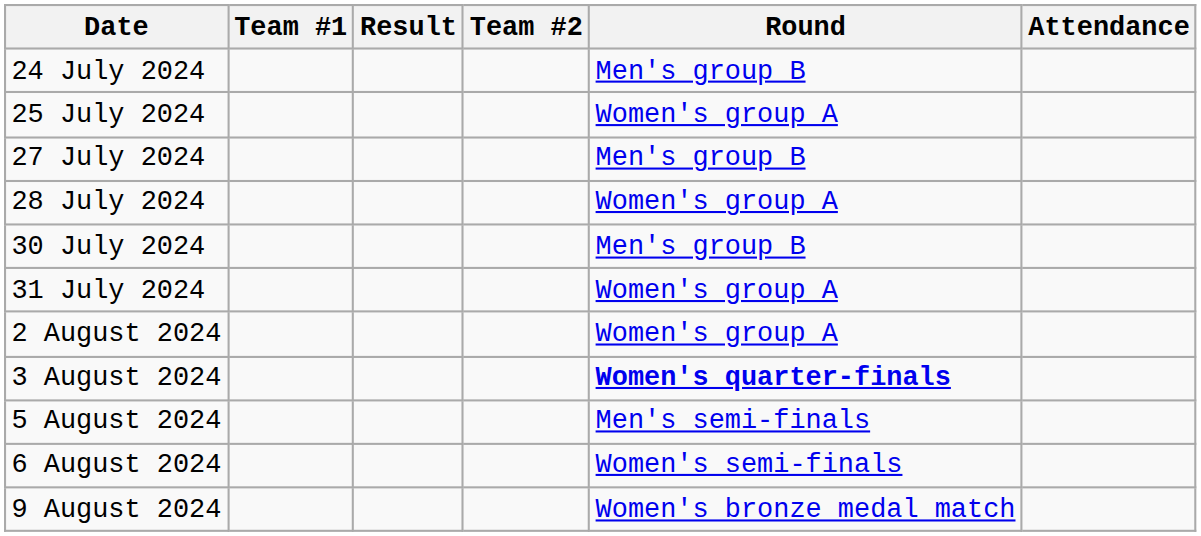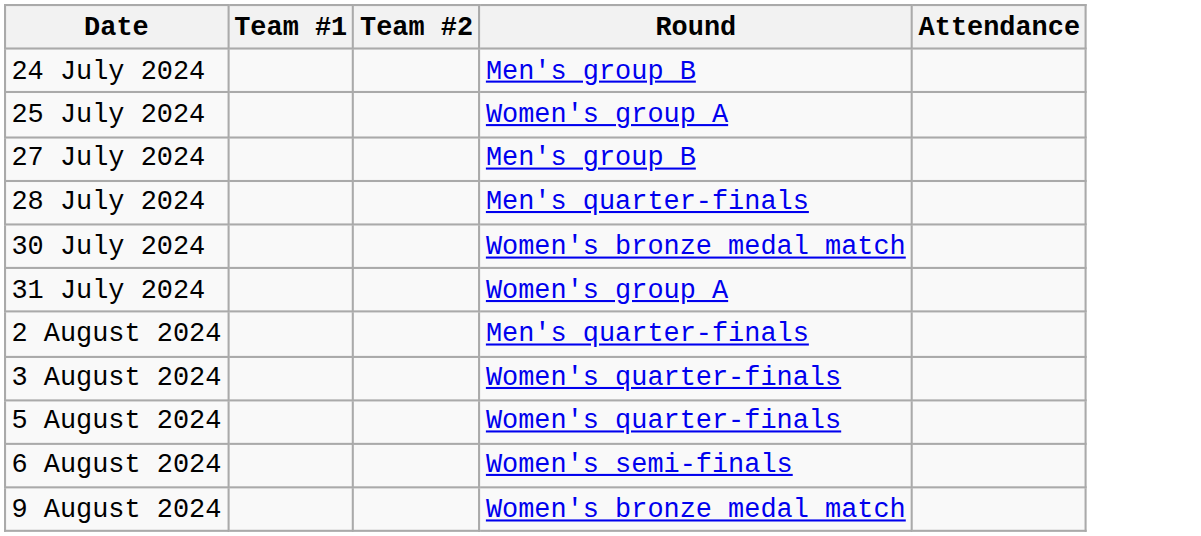- column: (408, 27)
(717, 202) Women's group A -> (647, 202) Men's quarter-finals
(701, 246) Men's group B -> (696, 246) Women's bronze medal match
(717, 334) Women's group A -> (647, 334) Men's quarter-finals
(773, 378) bold -> (664, 378) normal
(733, 422) Men's semi-finals -> (664, 422) Women's quarter-finals
